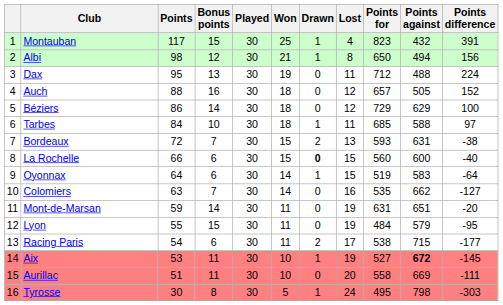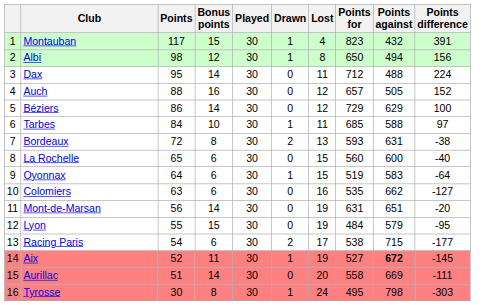- column: (285, 18)
(214, 74) 13 -> (214, 74) 14
(214, 141) 7 -> (214, 141) 8
(176, 158) 66 -> (176, 158) 65
(318, 158) bold -> (290, 158) normal
(214, 192) 7 -> (214, 192) 6
(176, 208) 59 -> (176, 208) 56
(176, 259) 53 -> (176, 259) 52
(214, 275) 11 -> (214, 275) 14
